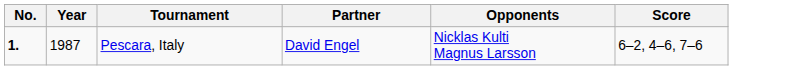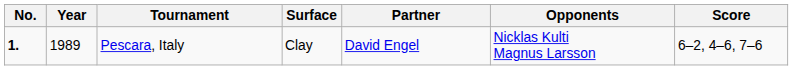+ column: (312, 15)
(65, 45) 1987 -> (65, 45) 1989
